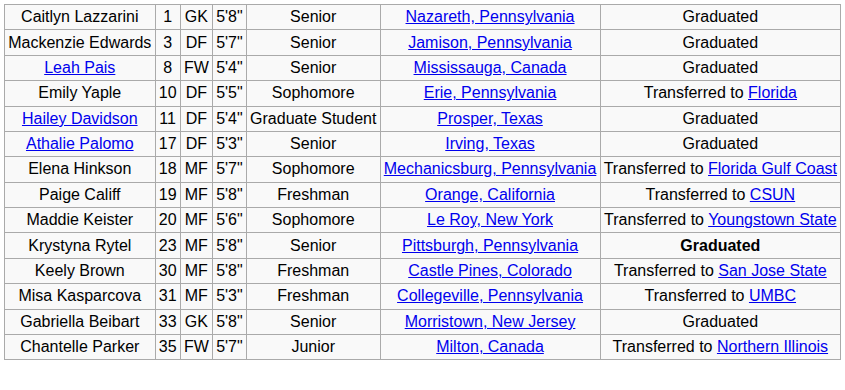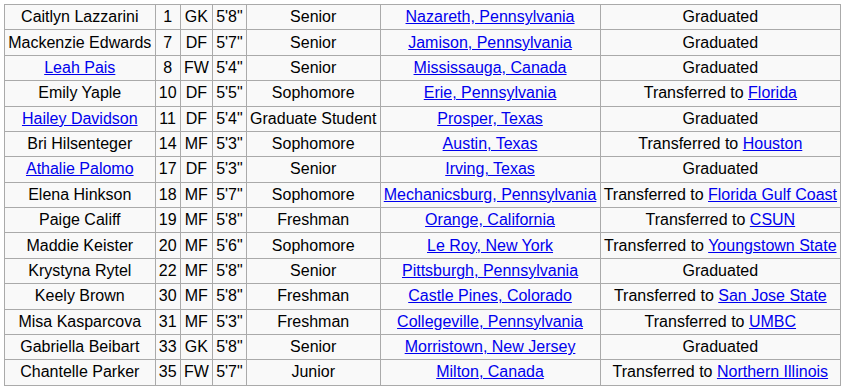(168, 42) 3 -> (168, 42) 7
+ row: (80, 144)
(168, 245) 23 -> (168, 270) 22
(720, 245) bold -> (720, 270) normal
